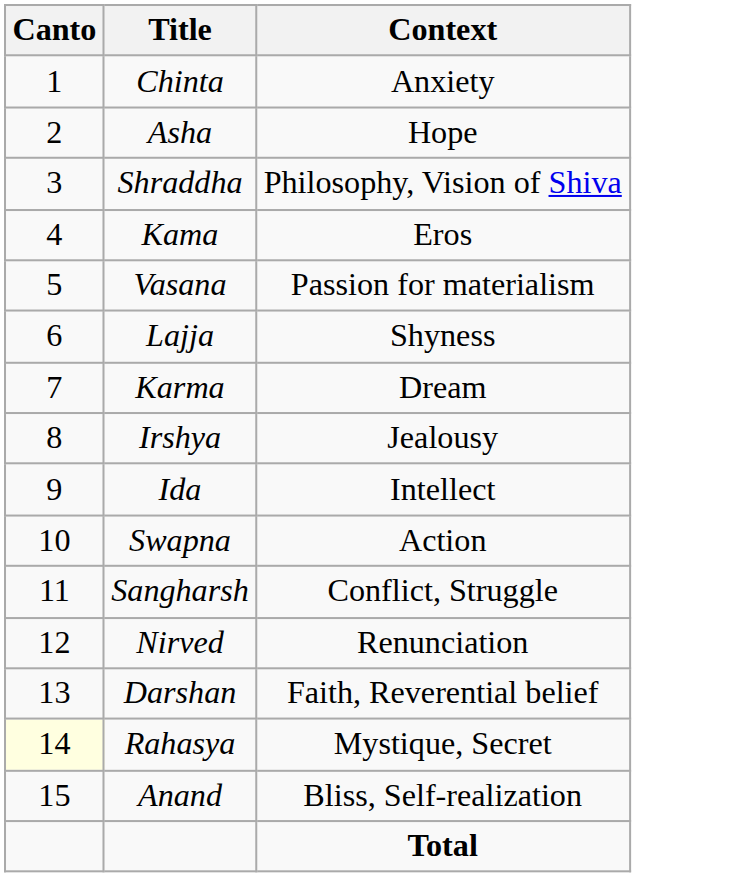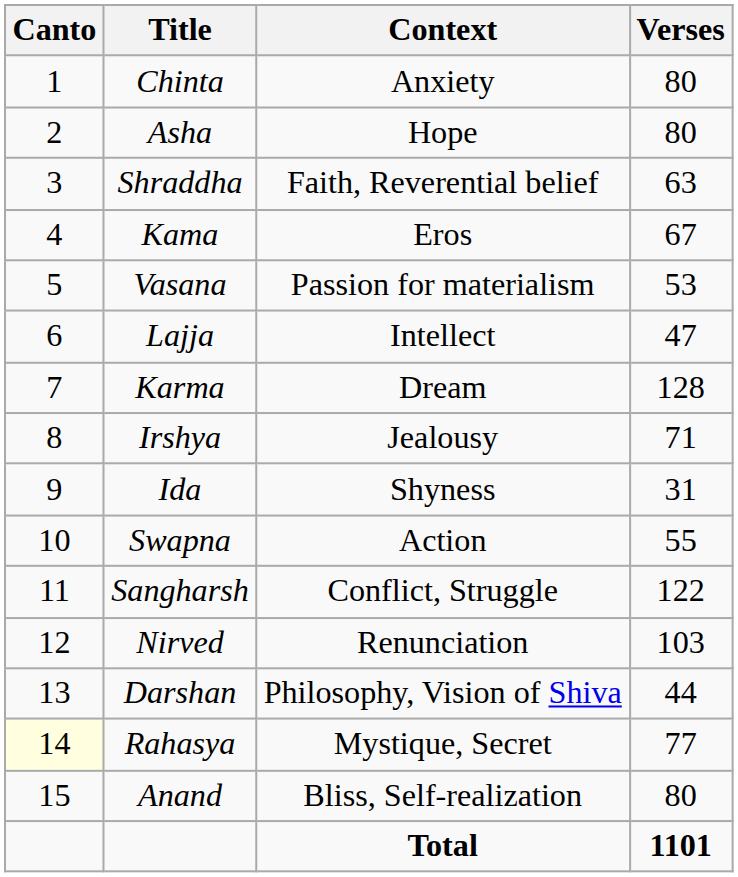+ column: (681, 30)
(443, 183) Philosophy, Vision of Shiva -> (443, 183) Faith, Reverential belief
(443, 336) Shyness -> (443, 336) Intellect
(443, 489) Intellect -> (443, 489) Shyness
(443, 693) Faith, Reverential belief -> (443, 693) Philosophy, Vision of Shiva
